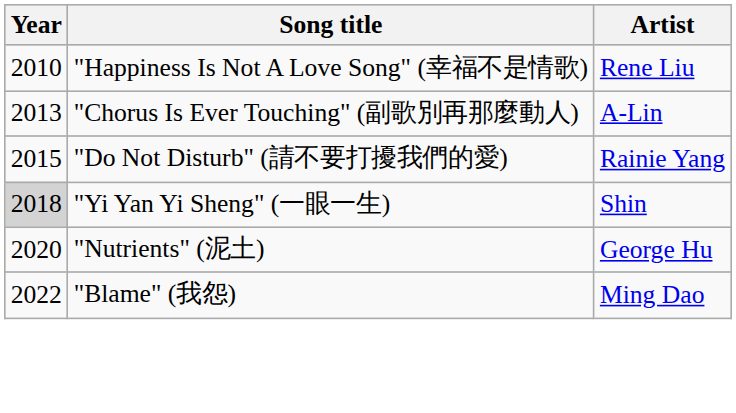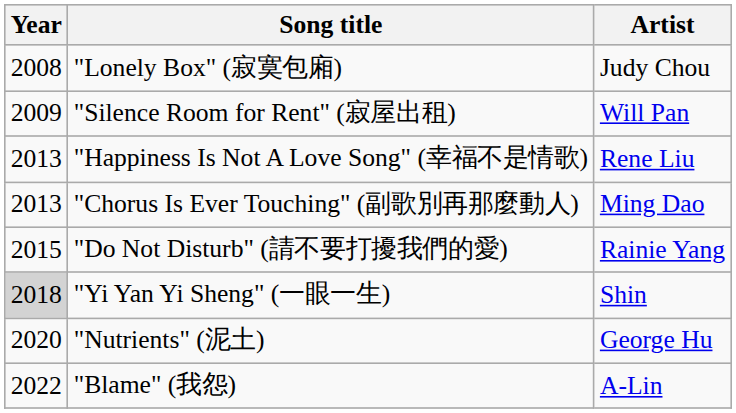+ row: (208, 66)
+ row: (265, 112)
(36, 67) 2010 -> (36, 158) 2013
(631, 113) A-Lin -> (652, 204) Ming Dao
(652, 294) Ming Dao -> (631, 385) A-Lin
